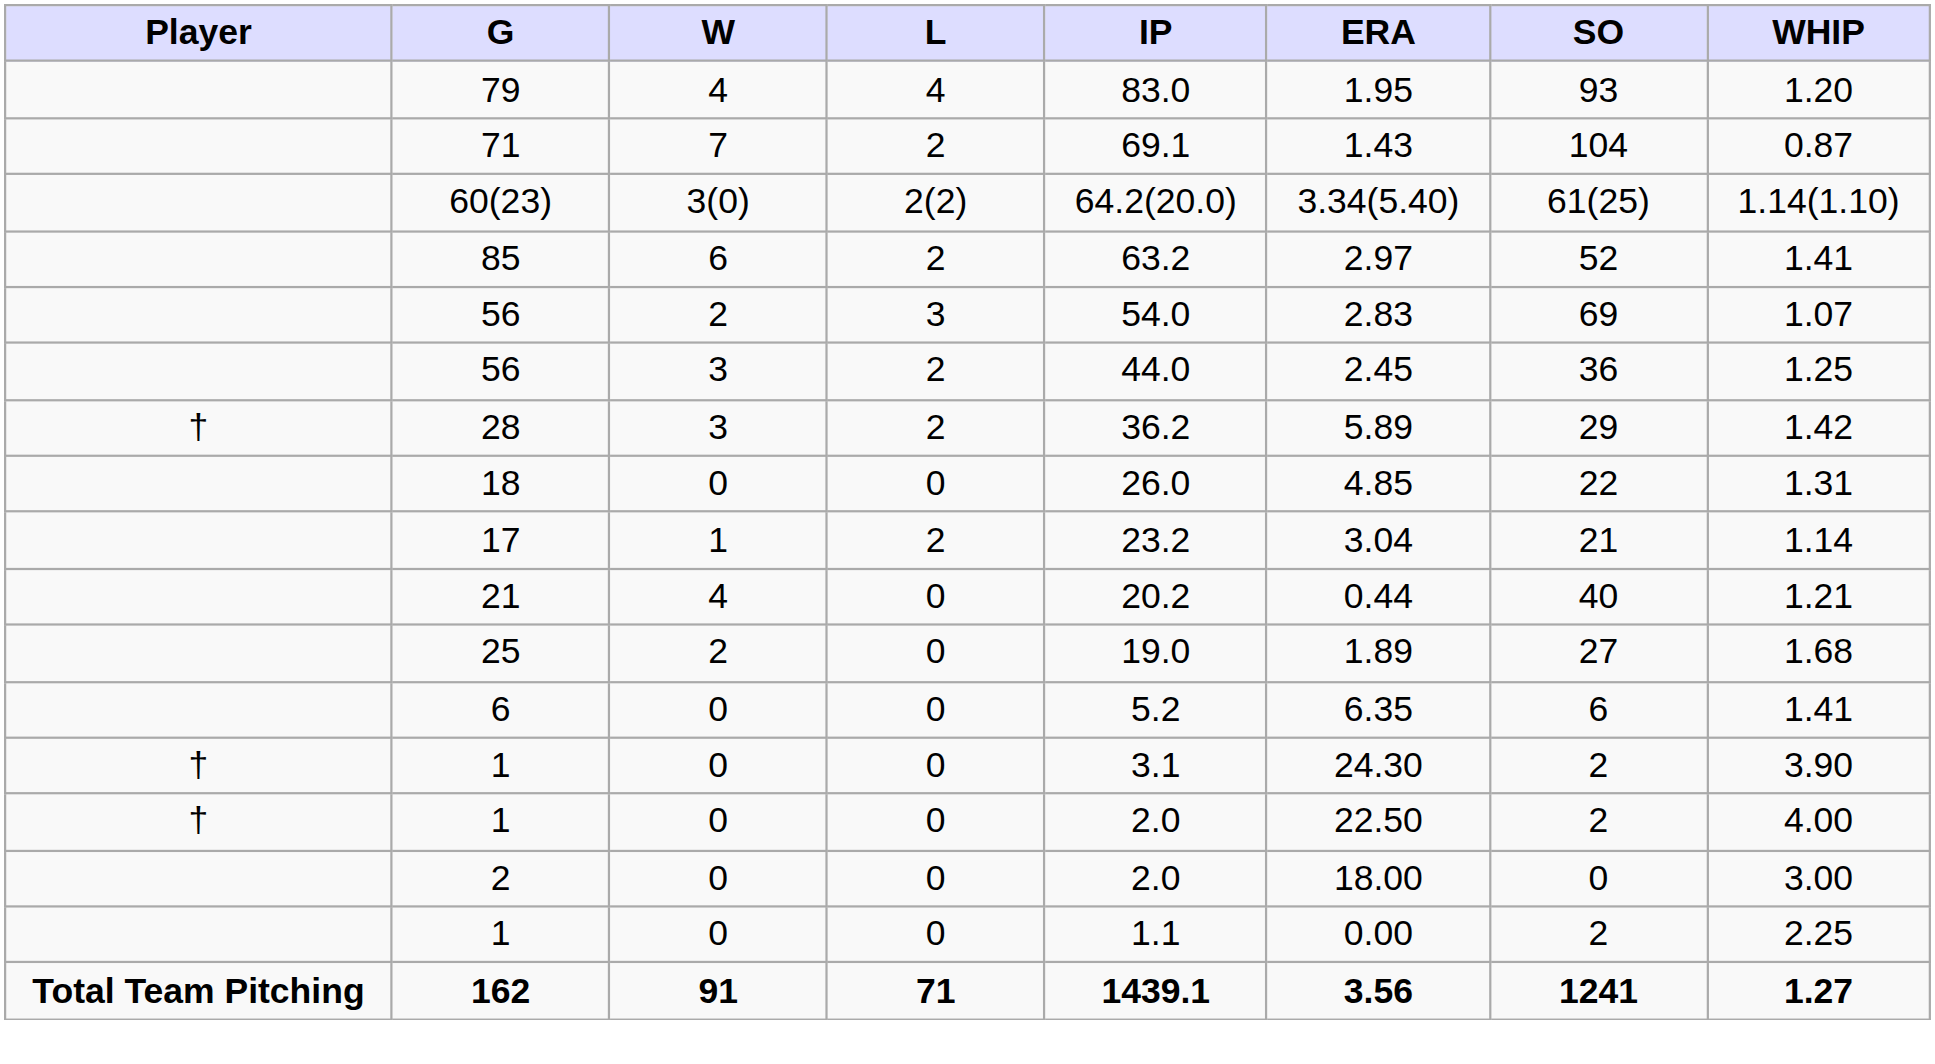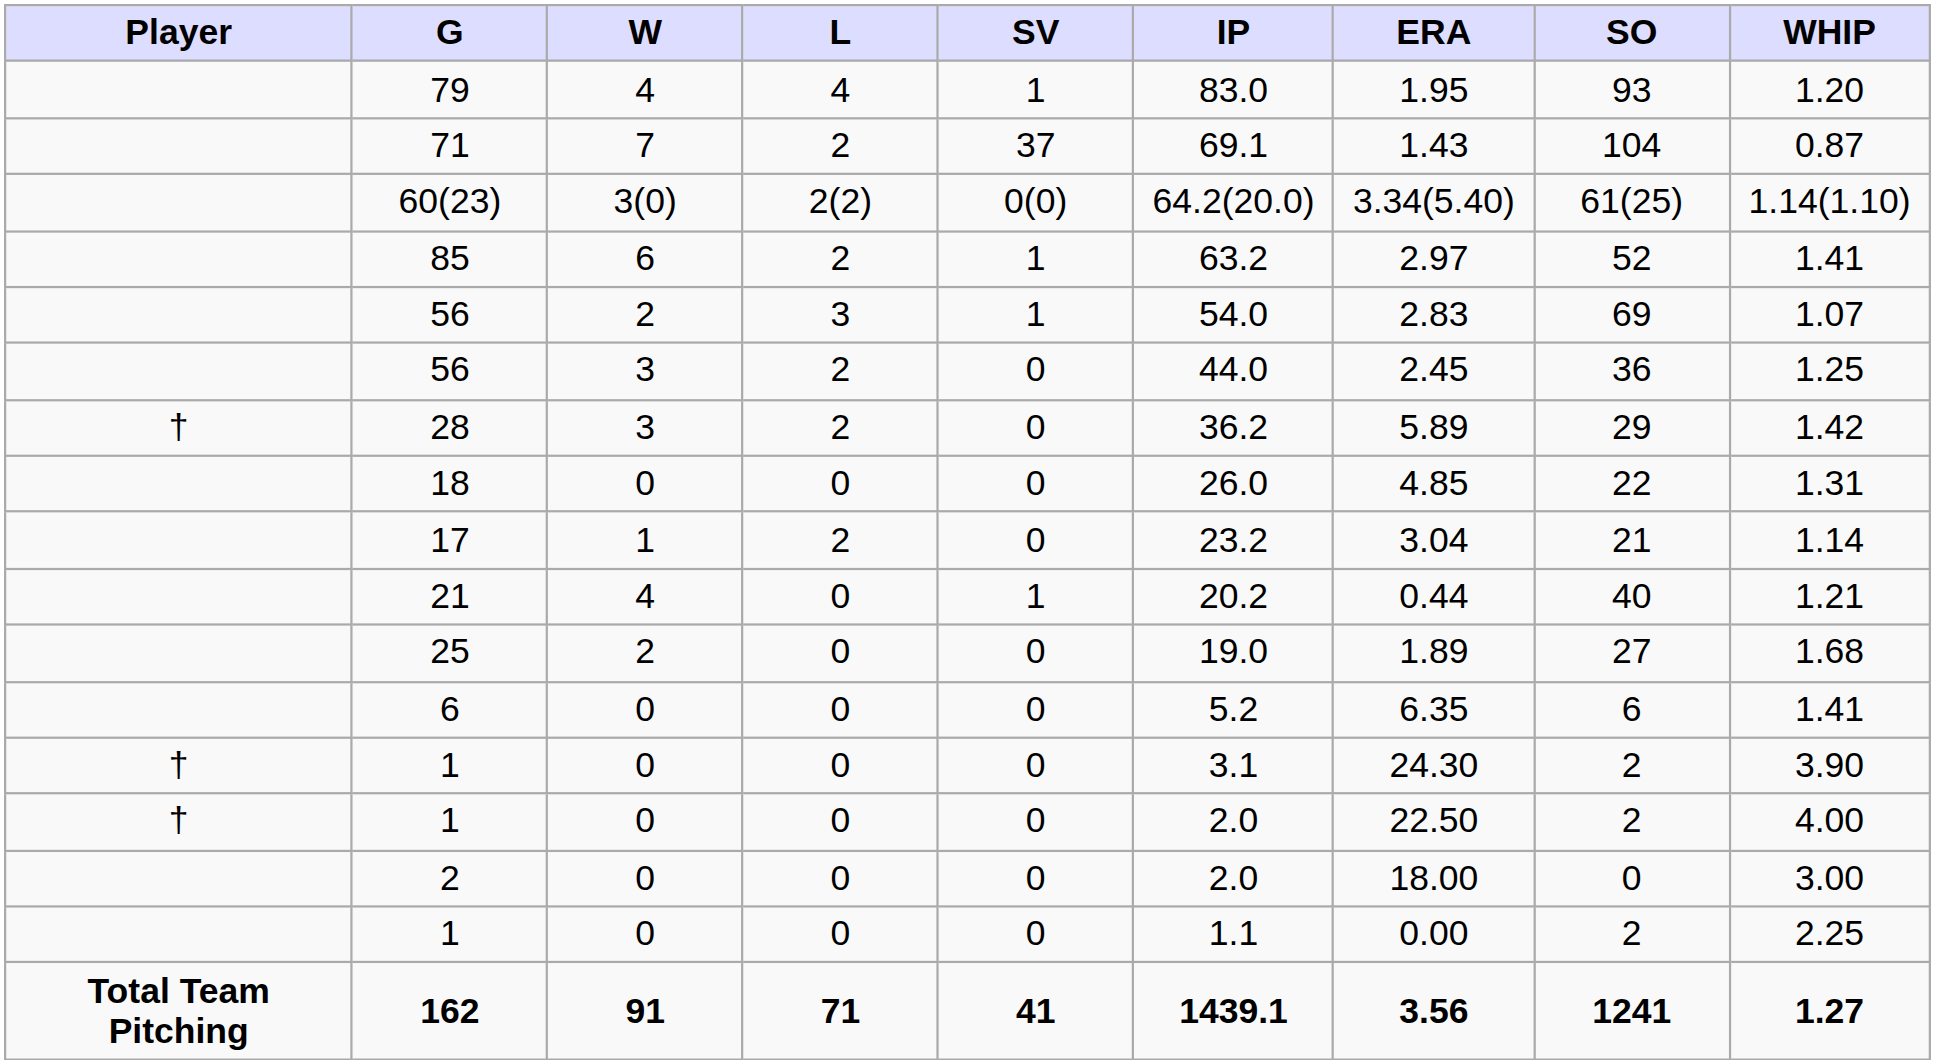+ column: (1036, 32)
